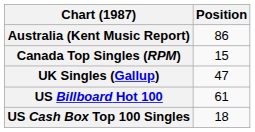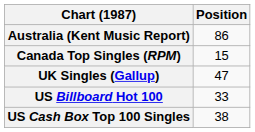(222, 96) 61 -> (222, 96) 33
(222, 117) 18 -> (222, 117) 38
